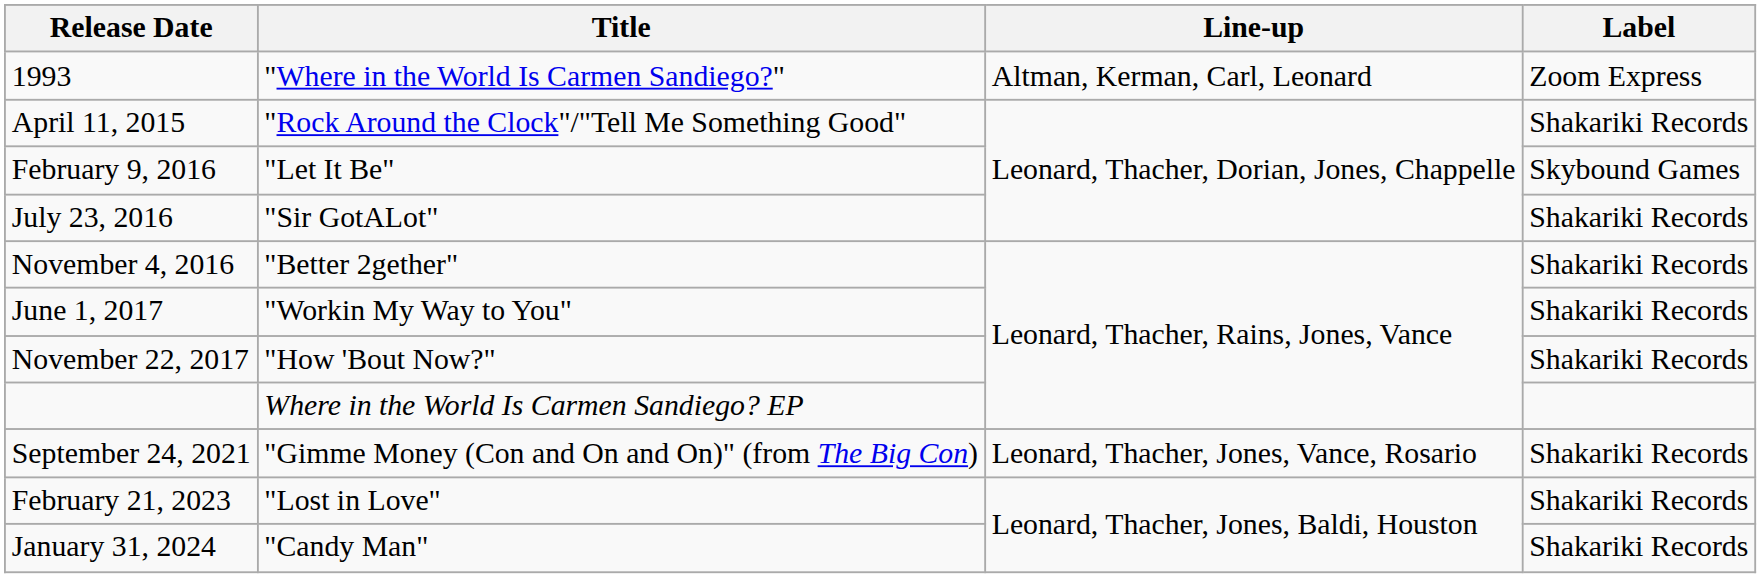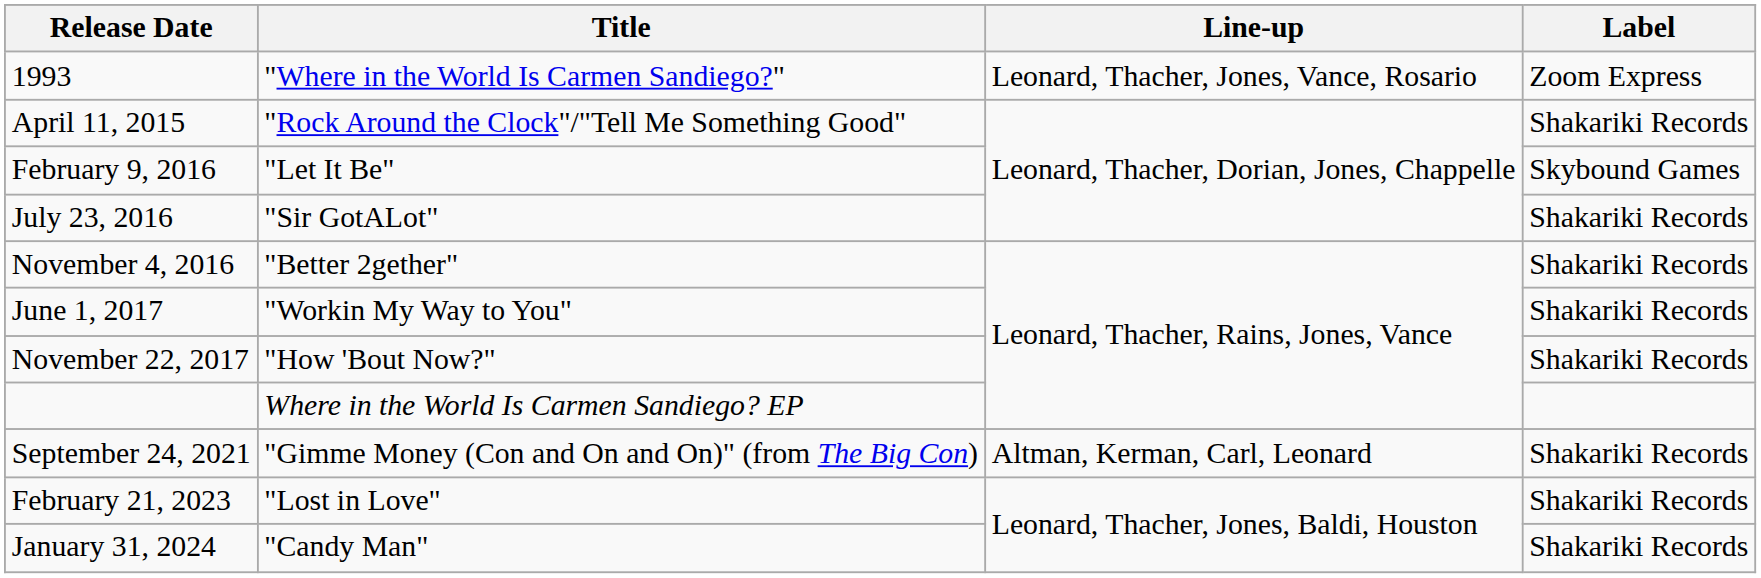(1182, 75) Altman, Kerman, Carl, Leonard -> (1234, 75) Leonard, Thacher, Jones, Vance, Rosario
(1234, 452) Leonard, Thacher, Jones, Vance, Rosario -> (1182, 452) Altman, Kerman, Carl, Leonard
